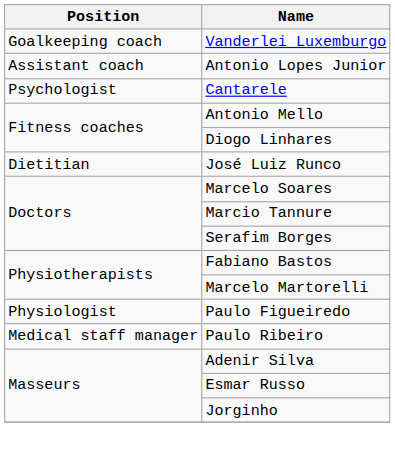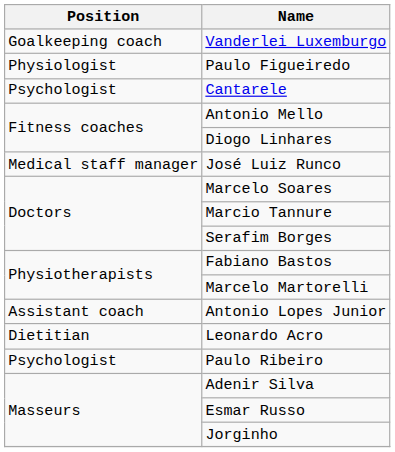rows swapped: (296, 66) <-> (278, 312)
(49, 164) Dietitian -> (103, 164) Medical staff manager
+ row: (264, 336)
(103, 336) Medical staff manager -> (62, 361) Psychologist
